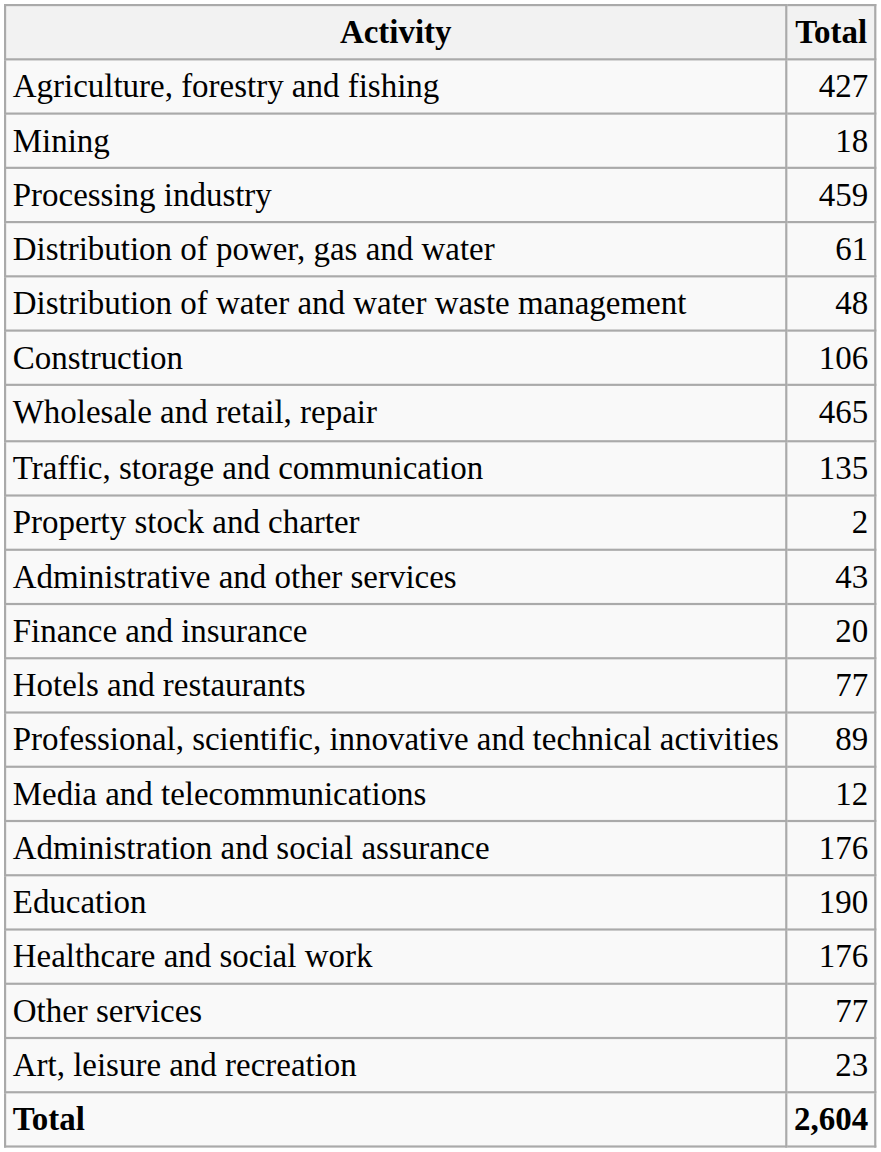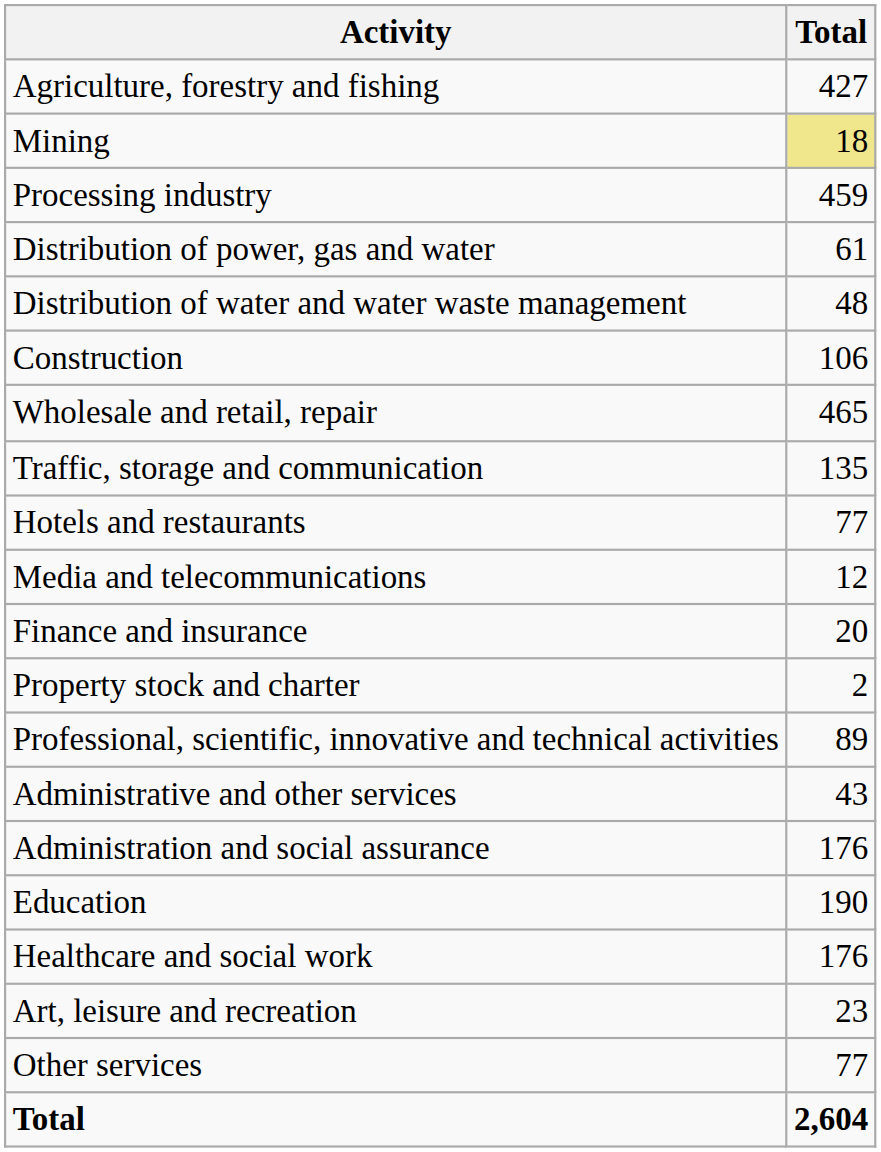(852, 140) no background -> (852, 140) khaki background
rows swapped: (159, 684) <-> (186, 521)
rows swapped: (220, 793) <-> (235, 575)
rows swapped: (185, 1065) <-> (107, 1010)
